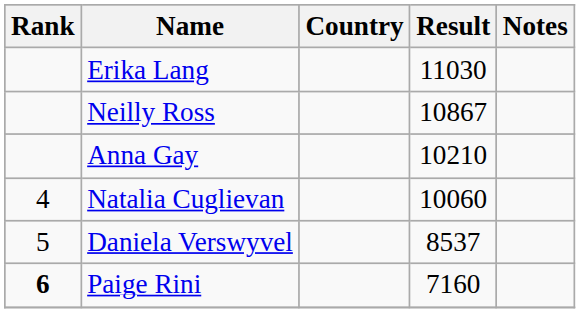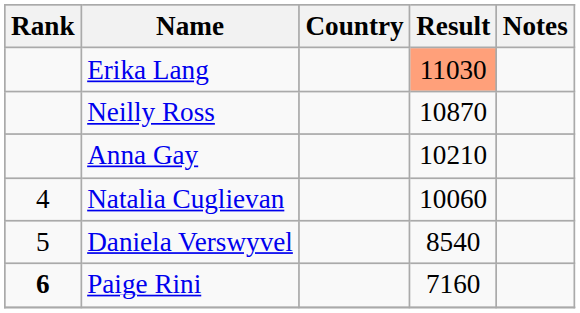(453, 69) no background -> (453, 69) lightsalmon background
(453, 112) 10867 -> (453, 112) 10870
(453, 241) 8537 -> (453, 241) 8540
